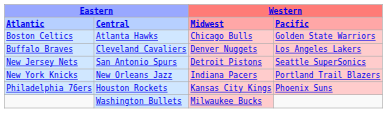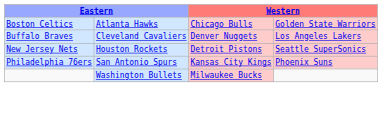- row: (25, 24)
(136, 62) San Antonio Spurs -> (132, 50) Houston Rockets
- row: (42, 75)
(132, 88) Houston Rockets -> (136, 62) San Antonio Spurs
